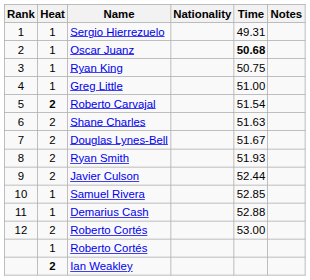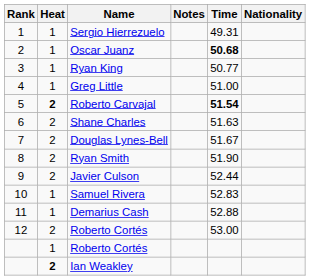columns swapped: (202, 14) <-> (286, 14)
(251, 68) 50.75 -> (224, 68) 50.77
(251, 104) normal -> (224, 104) bold
(251, 158) 51.93 -> (224, 158) 51.90
(251, 194) 52.85 -> (224, 194) 52.83
